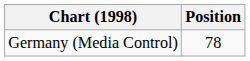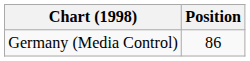(213, 42) 78 -> (213, 42) 86
